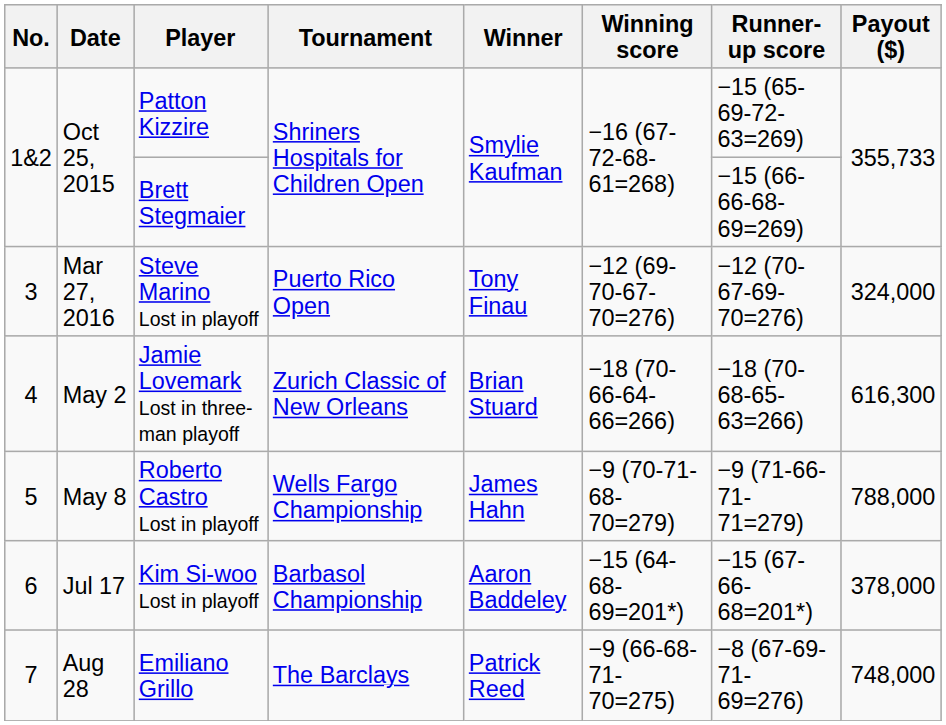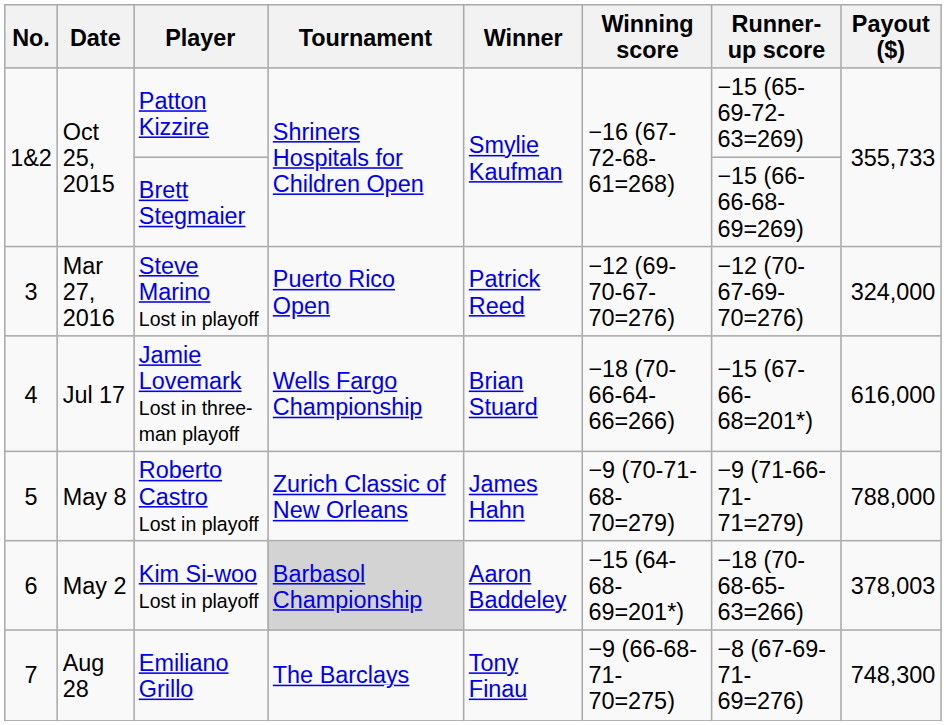(498, 292) Tony Finau -> (505, 292) Patrick Reed
(95, 394) May 2 -> (94, 394) Jul 17
(359, 394) Zurich Classic of New Orleans -> (348, 394) Wells Fargo Championship
(761, 394) −18 (70-68-65-63=266) -> (765, 394) −15 (67-66-68=201*)
(893, 394) 616,300 -> (893, 394) 616,000
(348, 497) Wells Fargo Championship -> (359, 497) Zurich Classic of New Orleans
(94, 586) Jul 17 -> (95, 586) May 2
(348, 586) no background -> (348, 586) lightgrey background
(765, 586) −15 (67-66-68=201*) -> (761, 586) −18 (70-68-65-63=266)
(893, 586) 378,000 -> (893, 586) 378,003
(505, 676) Patrick Reed -> (498, 676) Tony Finau
(893, 676) 748,000 -> (893, 676) 748,300
